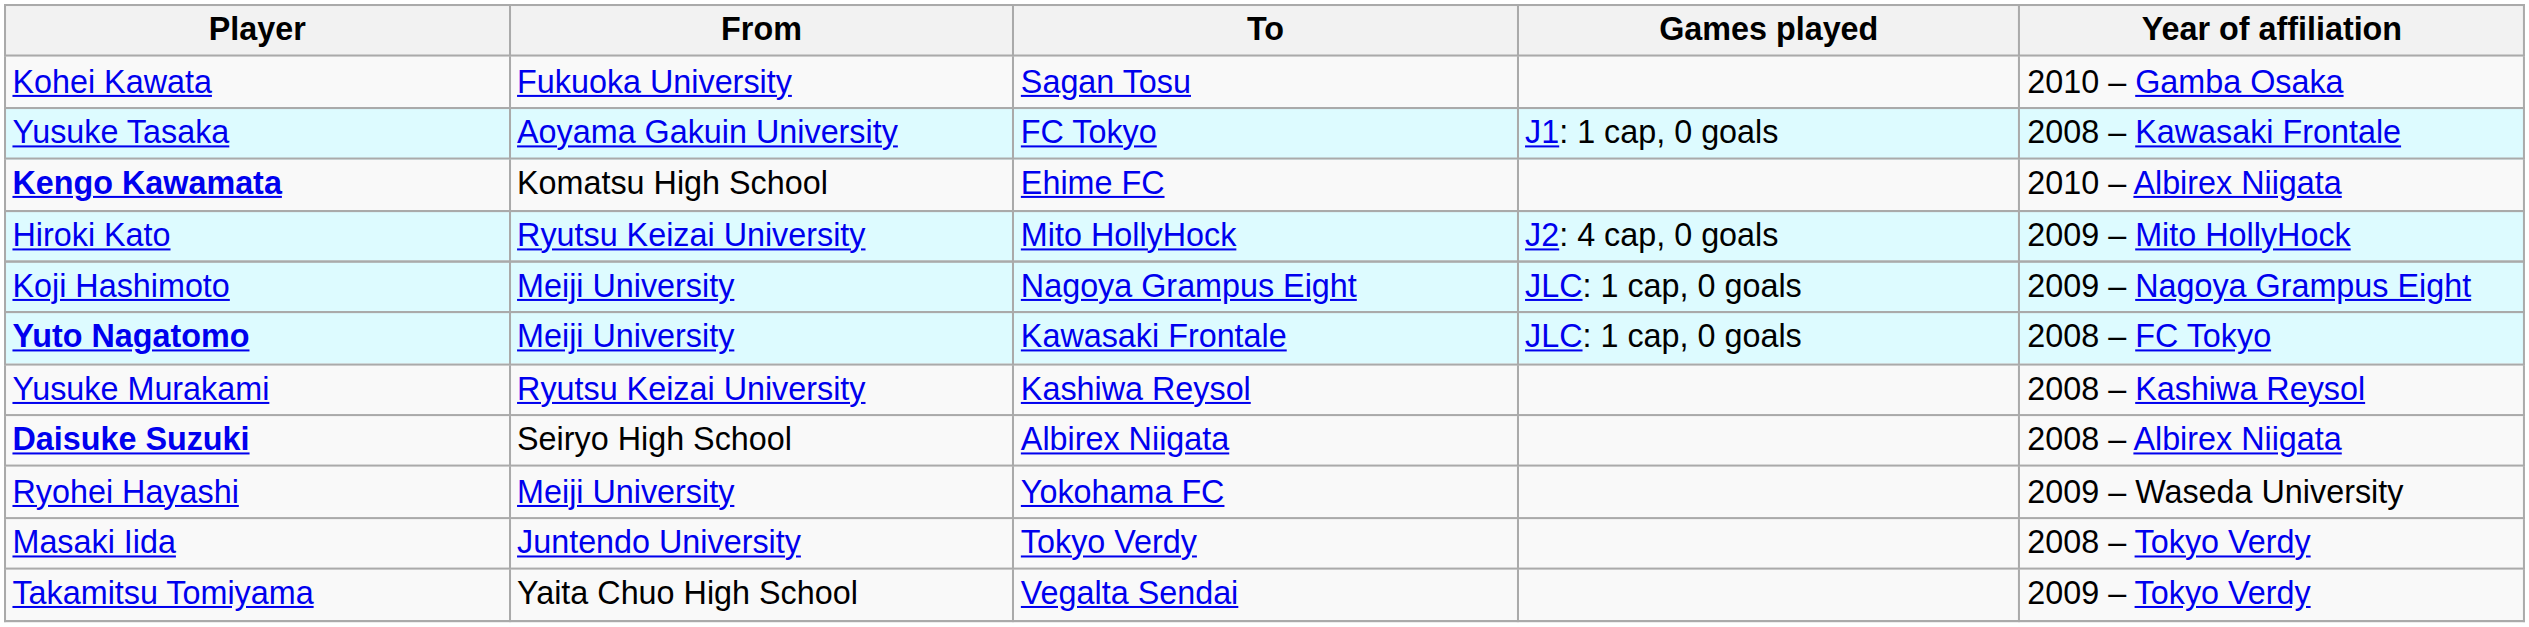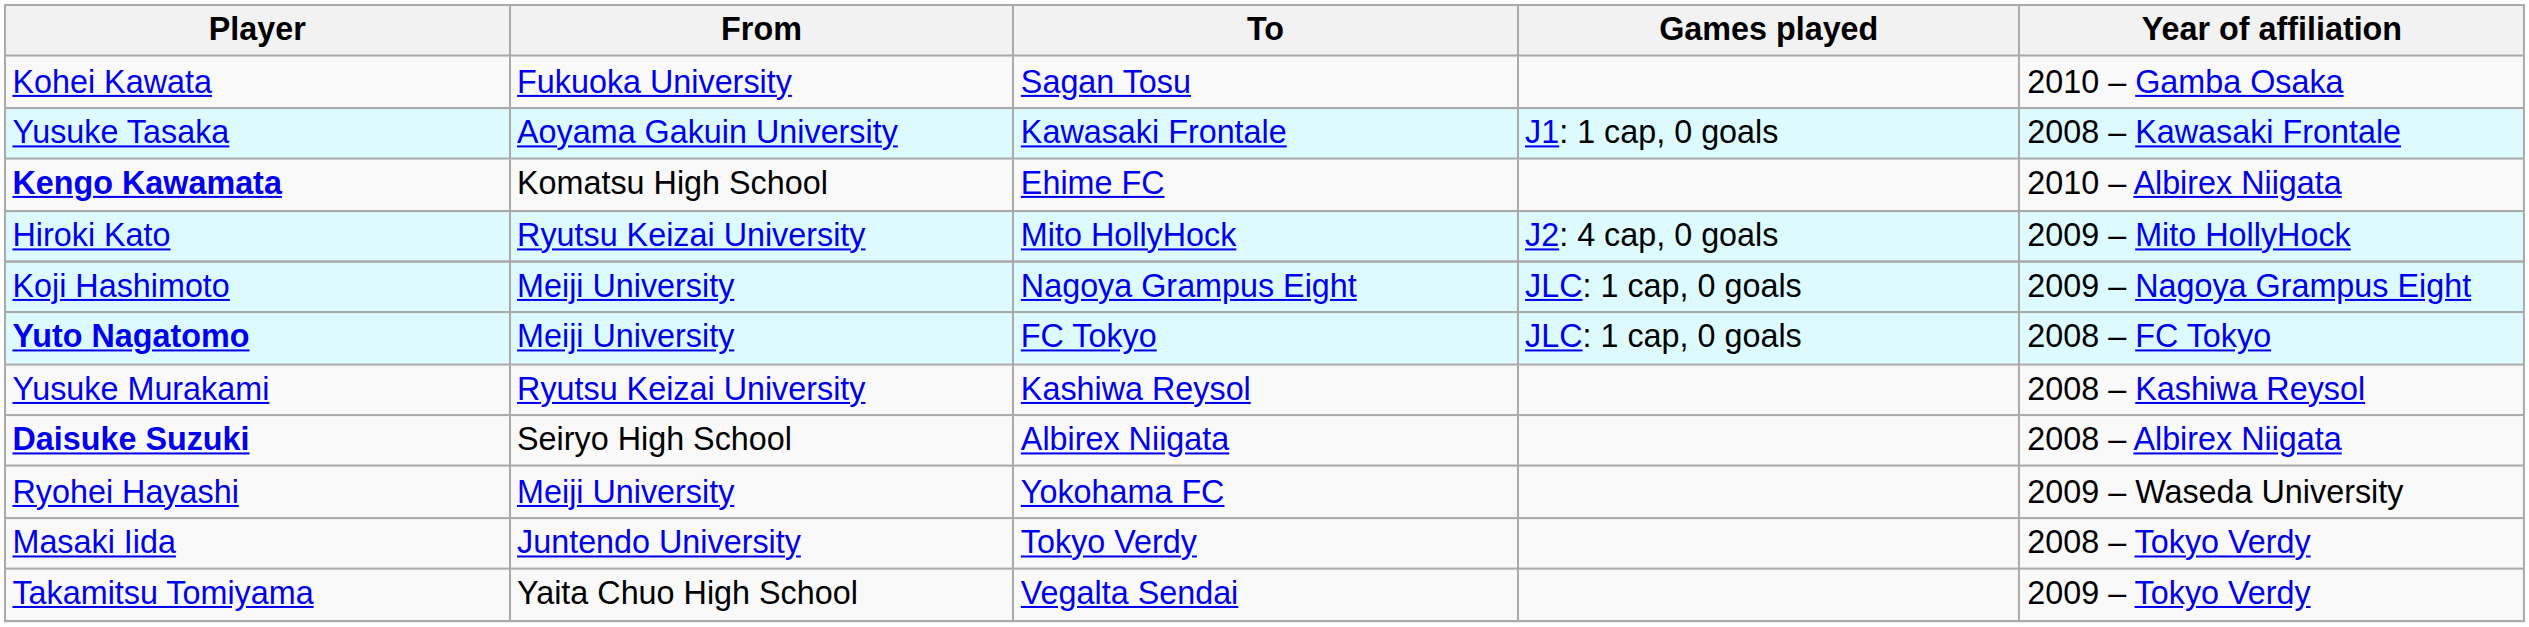(1089, 132) FC Tokyo -> (1154, 132) Kawasaki Frontale
(1154, 337) Kawasaki Frontale -> (1089, 337) FC Tokyo
